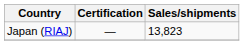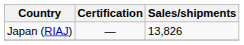(165, 31) 13,823 -> (165, 31) 13,826
